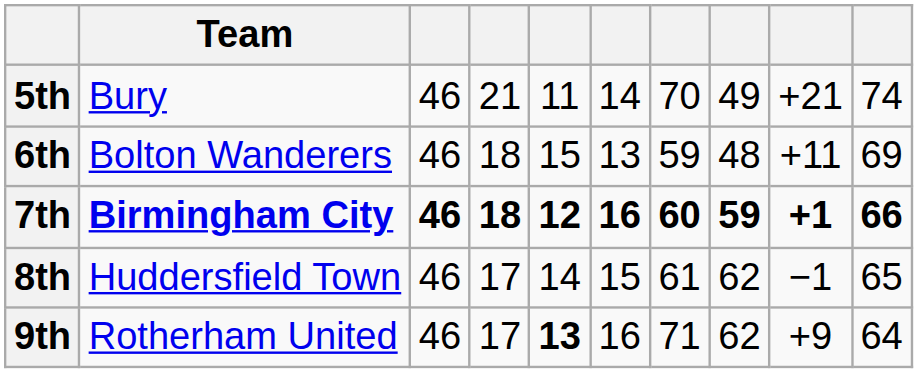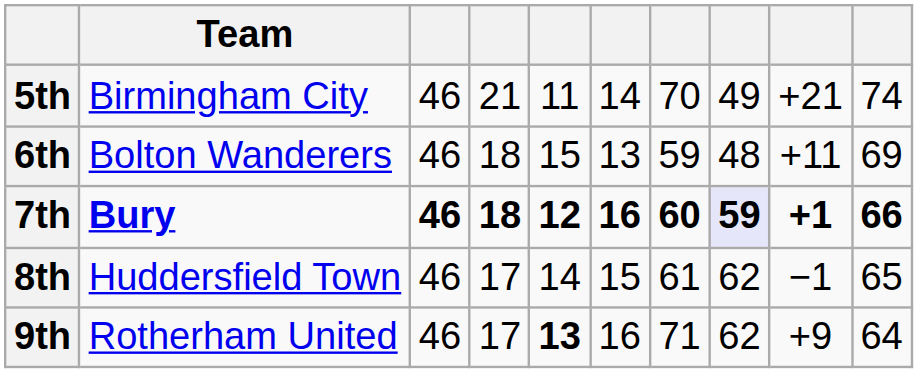(128, 95) Bury -> (228, 95) Birmingham City
(241, 215) Birmingham City -> (132, 215) Bury
(740, 215) no background -> (740, 215) lavender background
